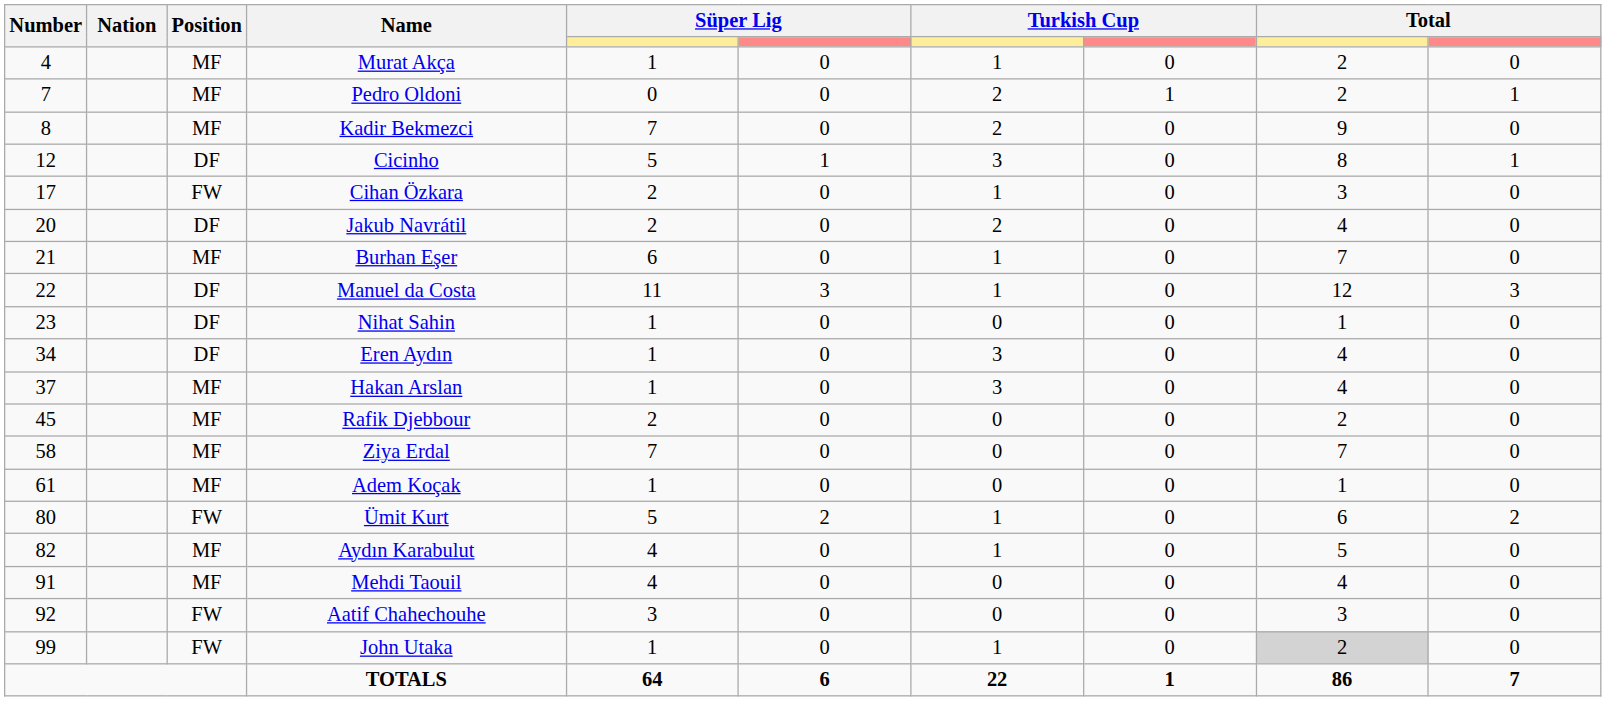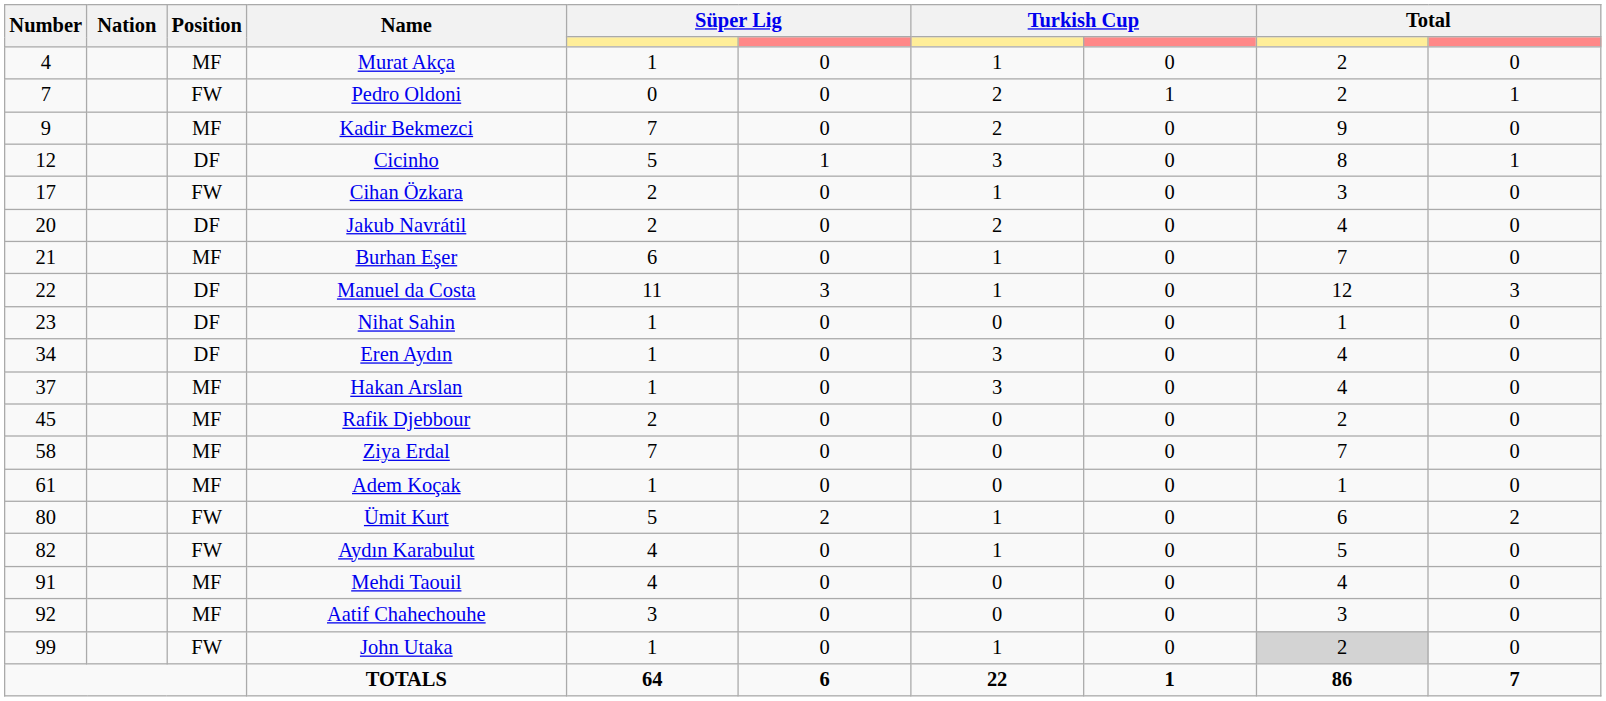(207, 95) MF -> (207, 95) FW
(46, 127) 8 -> (46, 127) 9
(207, 549) MF -> (207, 549) FW
(207, 614) FW -> (207, 614) MF
